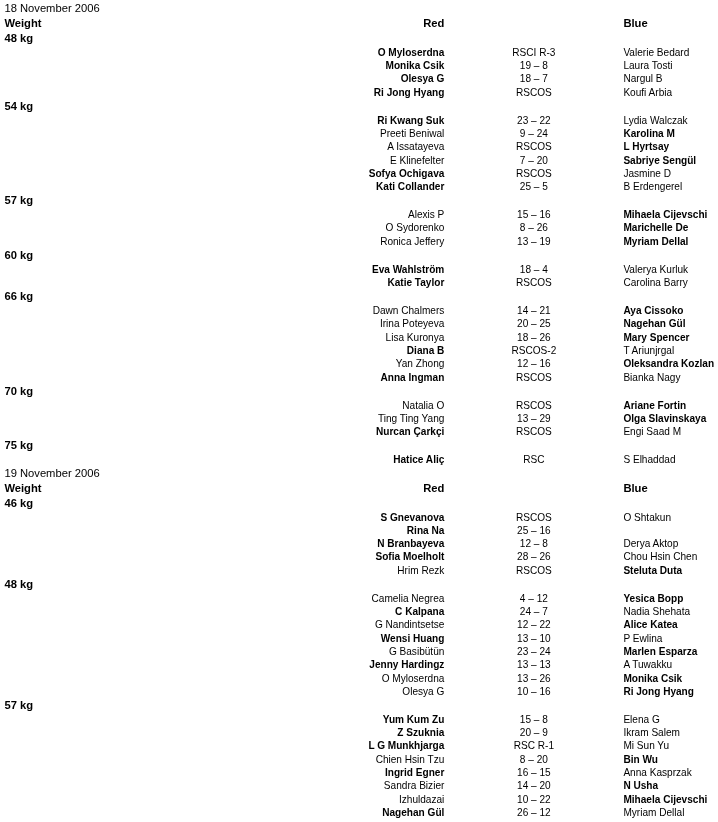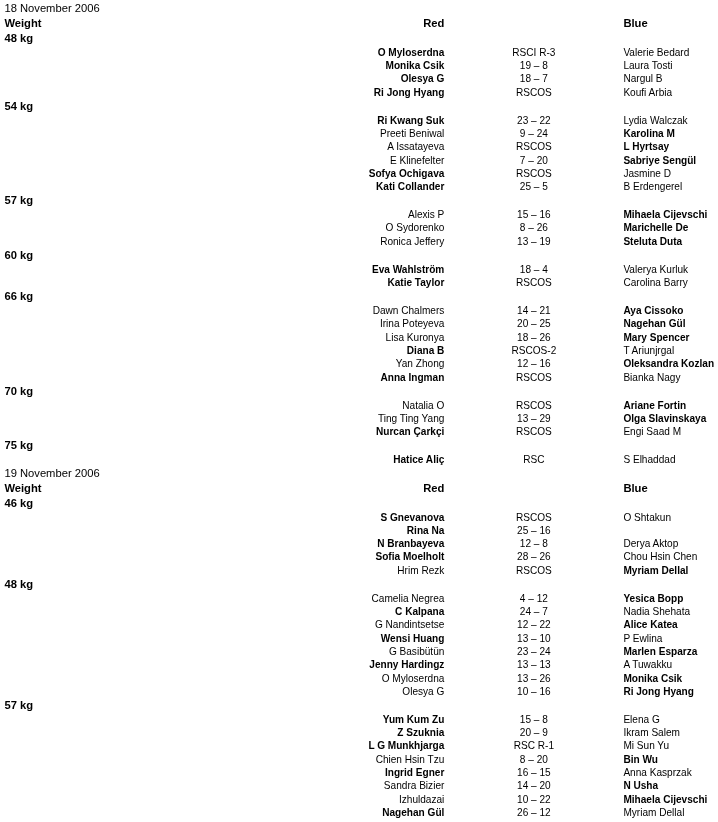(656, 241) Myriam Dellal -> (653, 241) Steluta Duta
(653, 570) Steluta Duta -> (656, 570) Myriam Dellal
